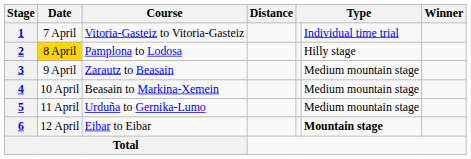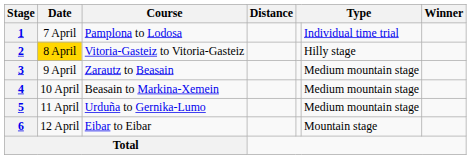(165, 32) Vitoria-Gasteiz to Vitoria-Gasteiz -> (133, 32) Pamplona to Lodosa
(133, 51) Pamplona to Lodosa -> (165, 51) Vitoria-Gasteiz to Vitoria-Gasteiz
(343, 126) bold -> (341, 126) normal
